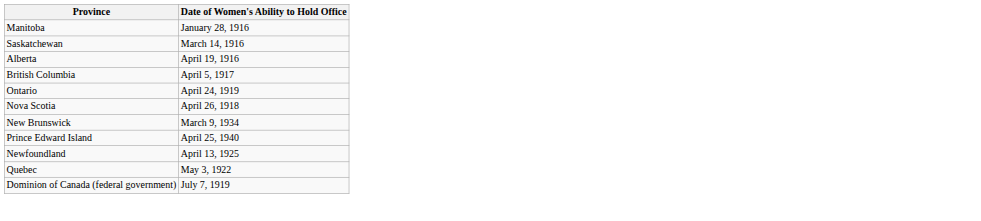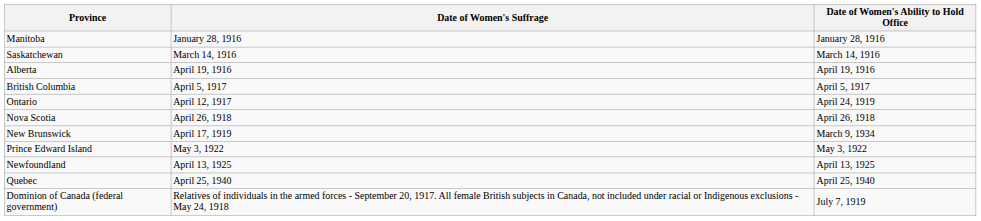+ column: (493, 17)
(210, 138) April 25, 1940 -> (842, 149) May 3, 1922
(206, 169) May 3, 1922 -> (846, 180) April 25, 1940
